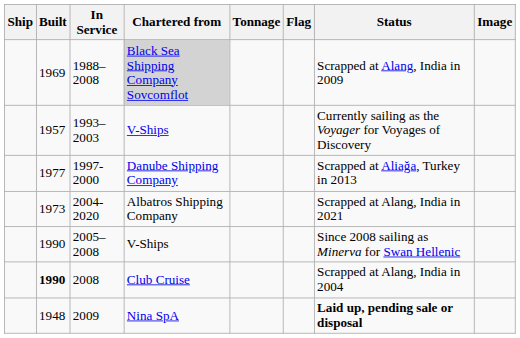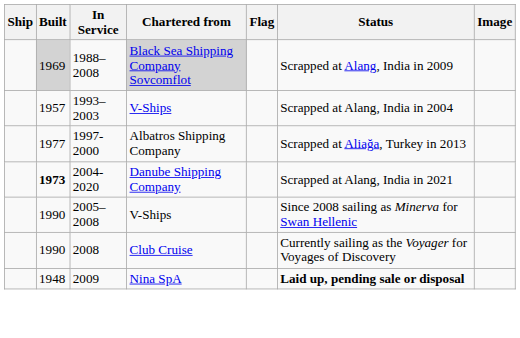- column: (256, 22)
(52, 72) no background -> (52, 65) lightgrey background
(379, 130) Currently sailing as the Voyager for Voyages of Discovery -> (367, 108) Scrapped at Alang, India in 2004
(173, 173) Danube Shipping Company -> (177, 143) Albatros Shipping Company
(52, 208) normal -> (52, 179) bold
(175, 208) Albatros Shipping Company -> (175, 179) Danube Shipping Company
(52, 279) bold -> (52, 250) normal
(389, 279) Scrapped at Alang, India in 2004 -> (374, 250) Currently sailing as the Voyager for Voyages of Discovery
